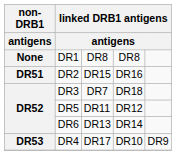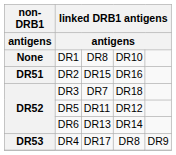(129, 58) DR8 -> (129, 58) DR10
(129, 141) DR10 -> (129, 141) DR8
